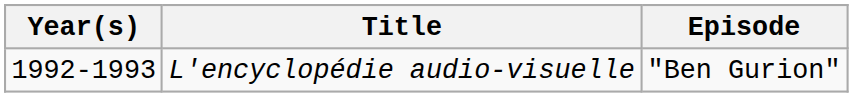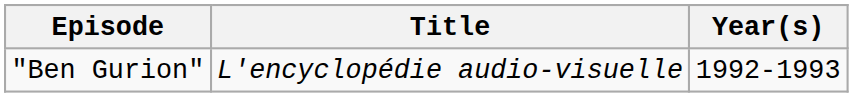columns swapped: (84, 27) <-> (744, 27)
